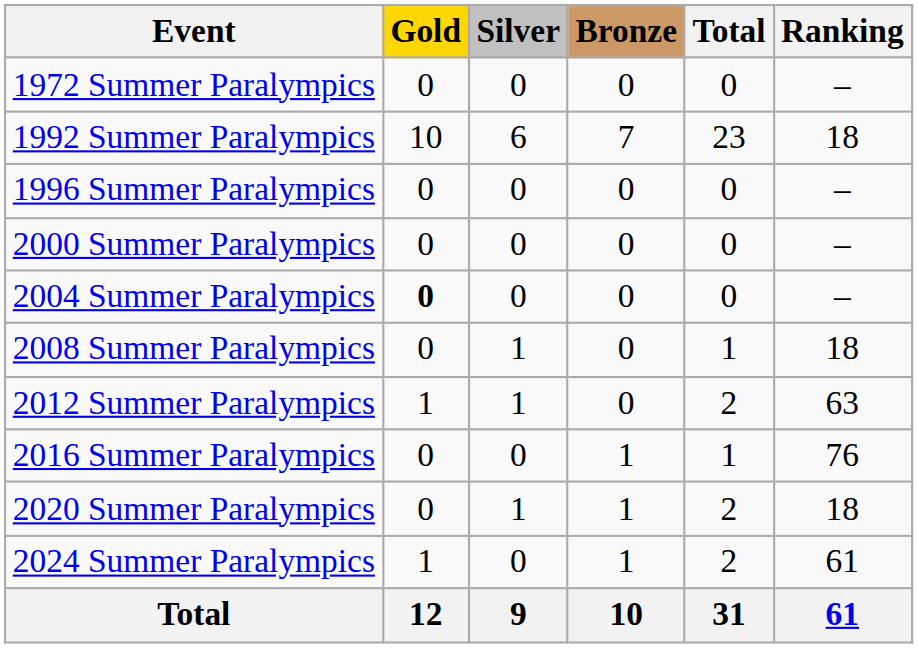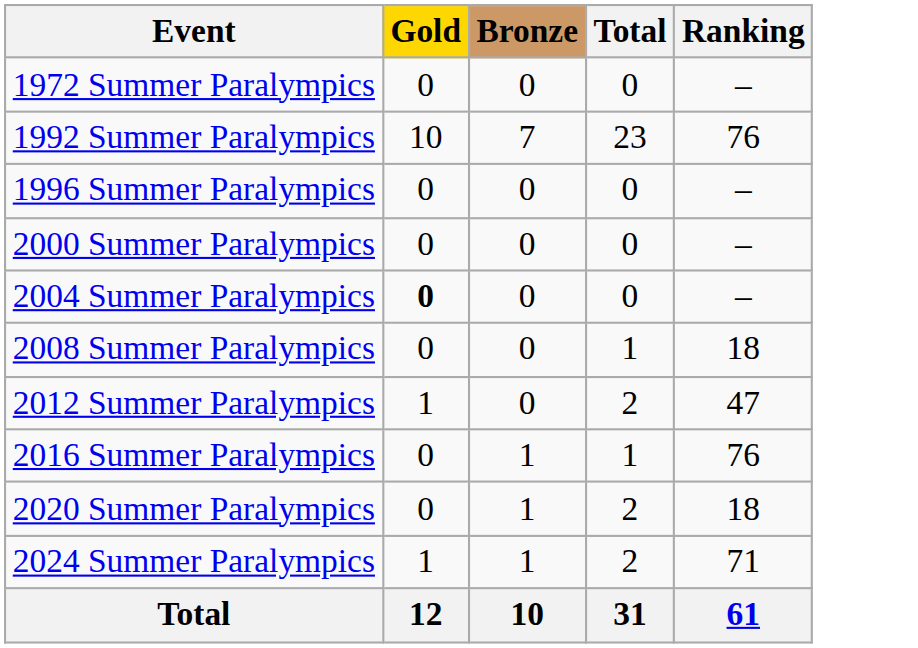- column: (518, 31)
(842, 137) 18 -> (743, 137) 76
(842, 402) 63 -> (743, 402) 47
(842, 561) 61 -> (743, 561) 71
